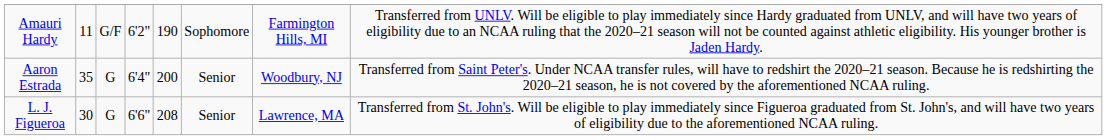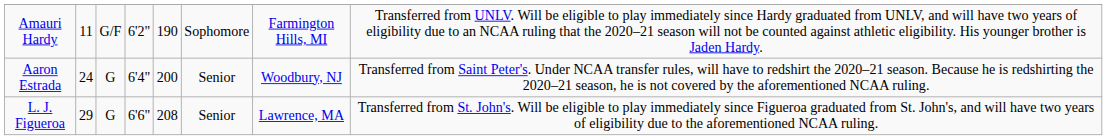(86, 77) 35 -> (86, 77) 24
(86, 115) 30 -> (86, 115) 29
